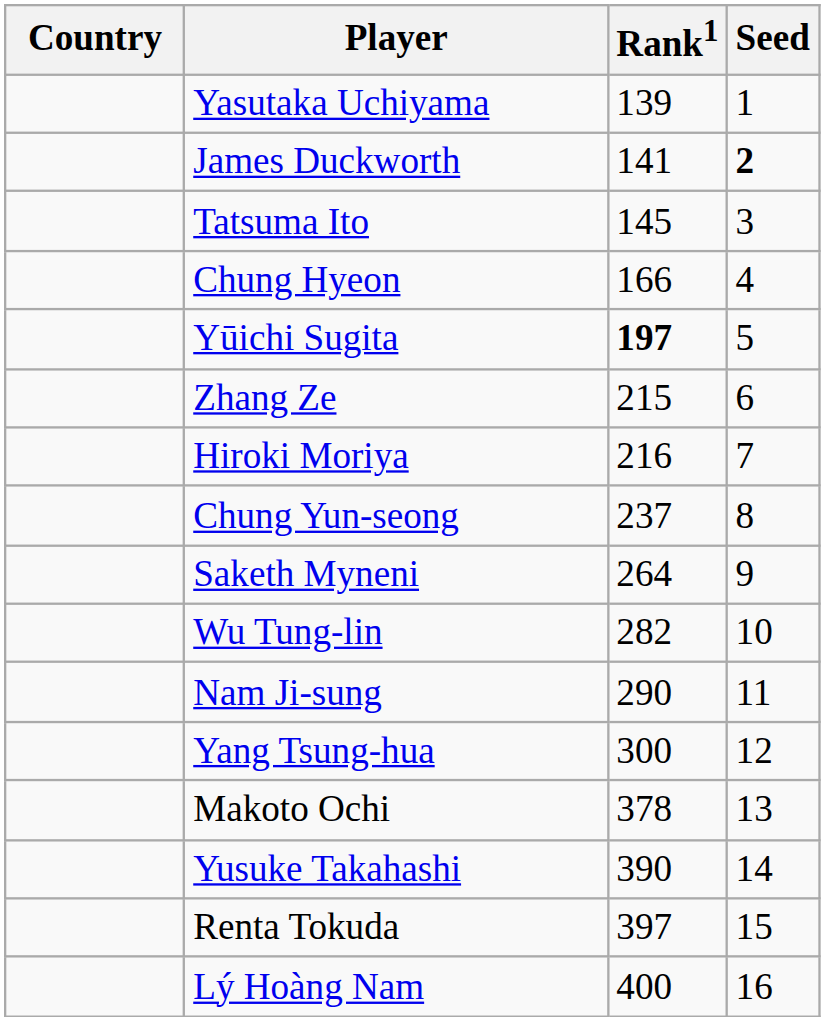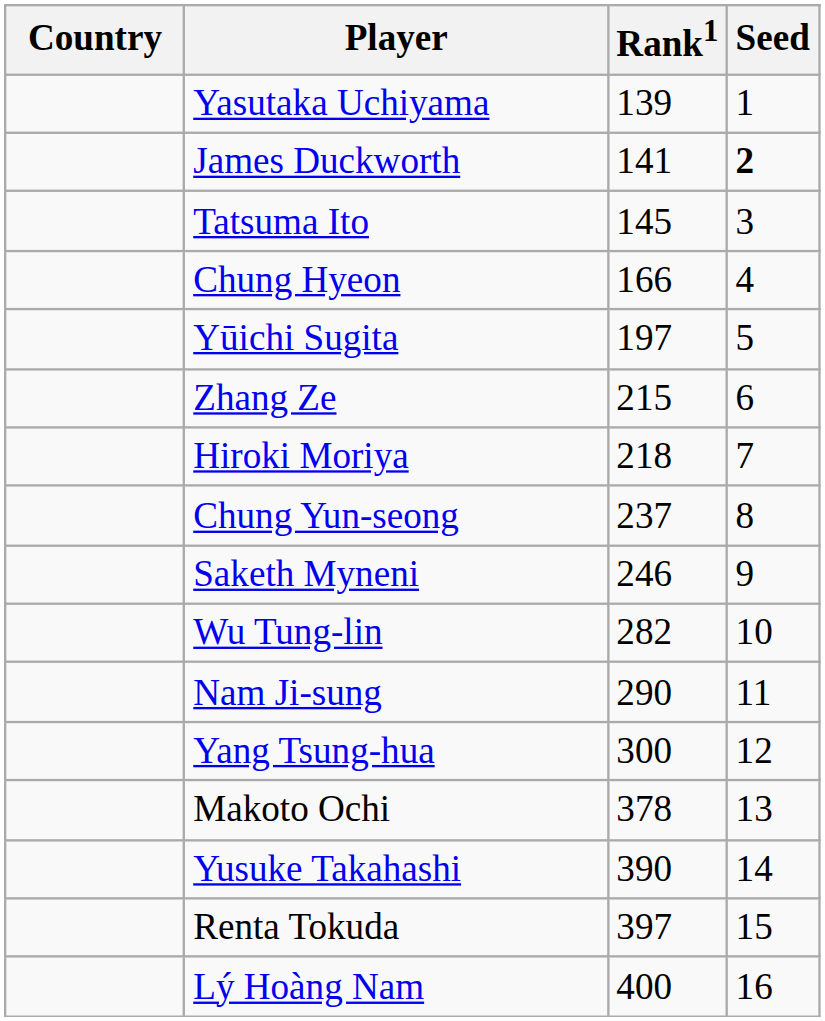(644, 338) bold -> (644, 338) normal
(644, 456) 216 -> (644, 456) 218
(644, 573) 264 -> (644, 573) 246
